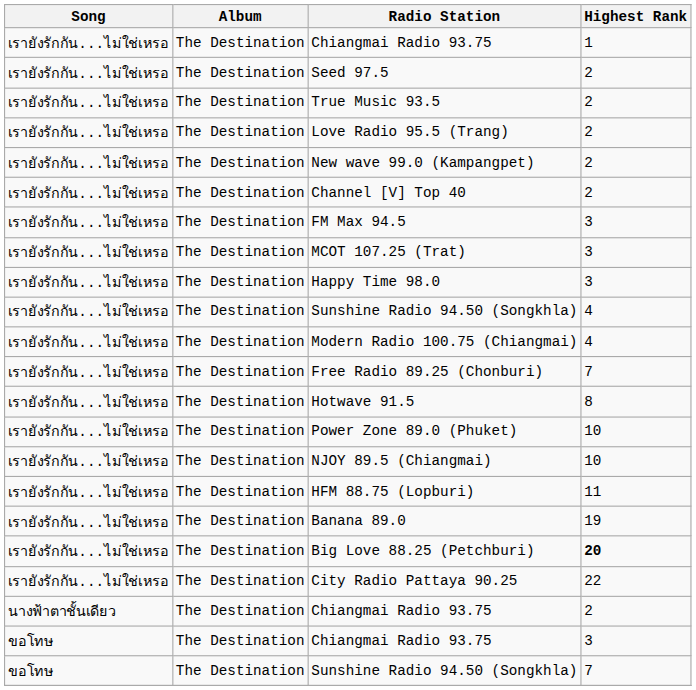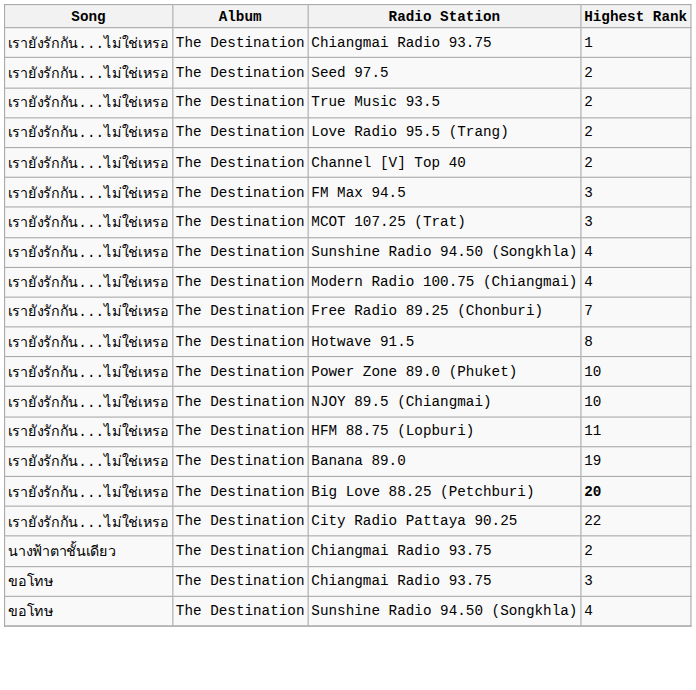- row: (88, 164)
- row: (88, 283)
(588, 671) 7 -> (588, 611) 4
